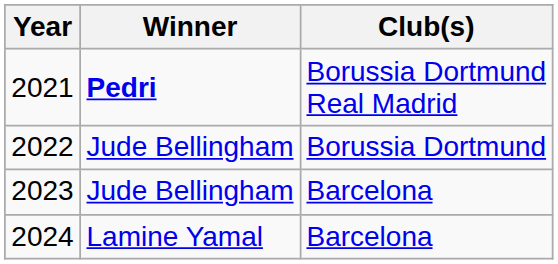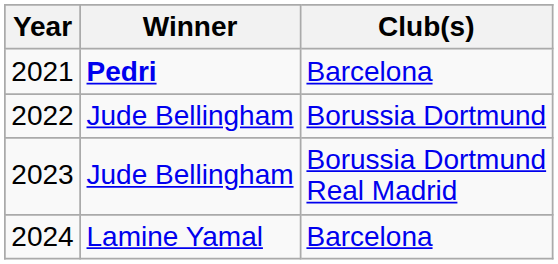(426, 86) Borussia Dortmund Real Madrid -> (369, 71) Barcelona
(369, 191) Barcelona -> (426, 175) Borussia Dortmund Real Madrid
